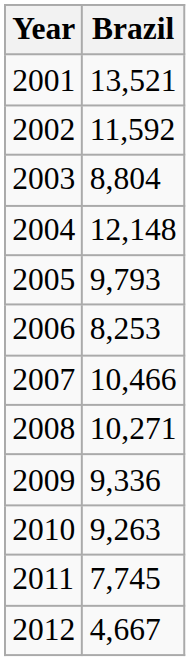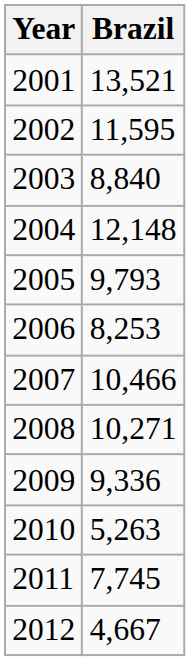(133, 129) 11,592 -> (133, 129) 11,595
(125, 179) 8,804 -> (125, 179) 8,840
(125, 529) 9,263 -> (125, 529) 5,263
